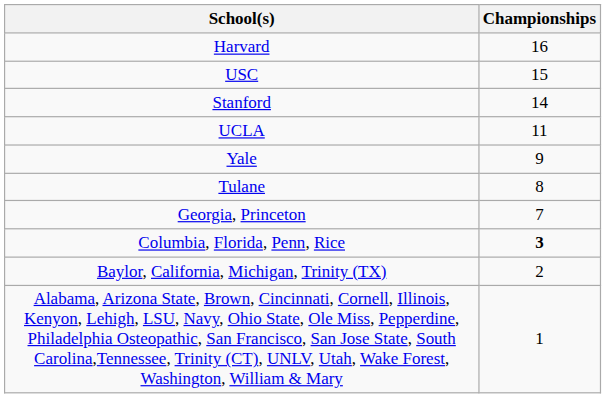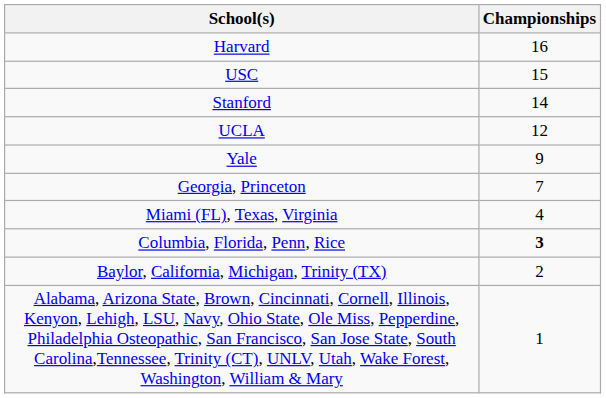(539, 131) 11 -> (539, 131) 12
- row: (242, 187)
+ row: (242, 215)
